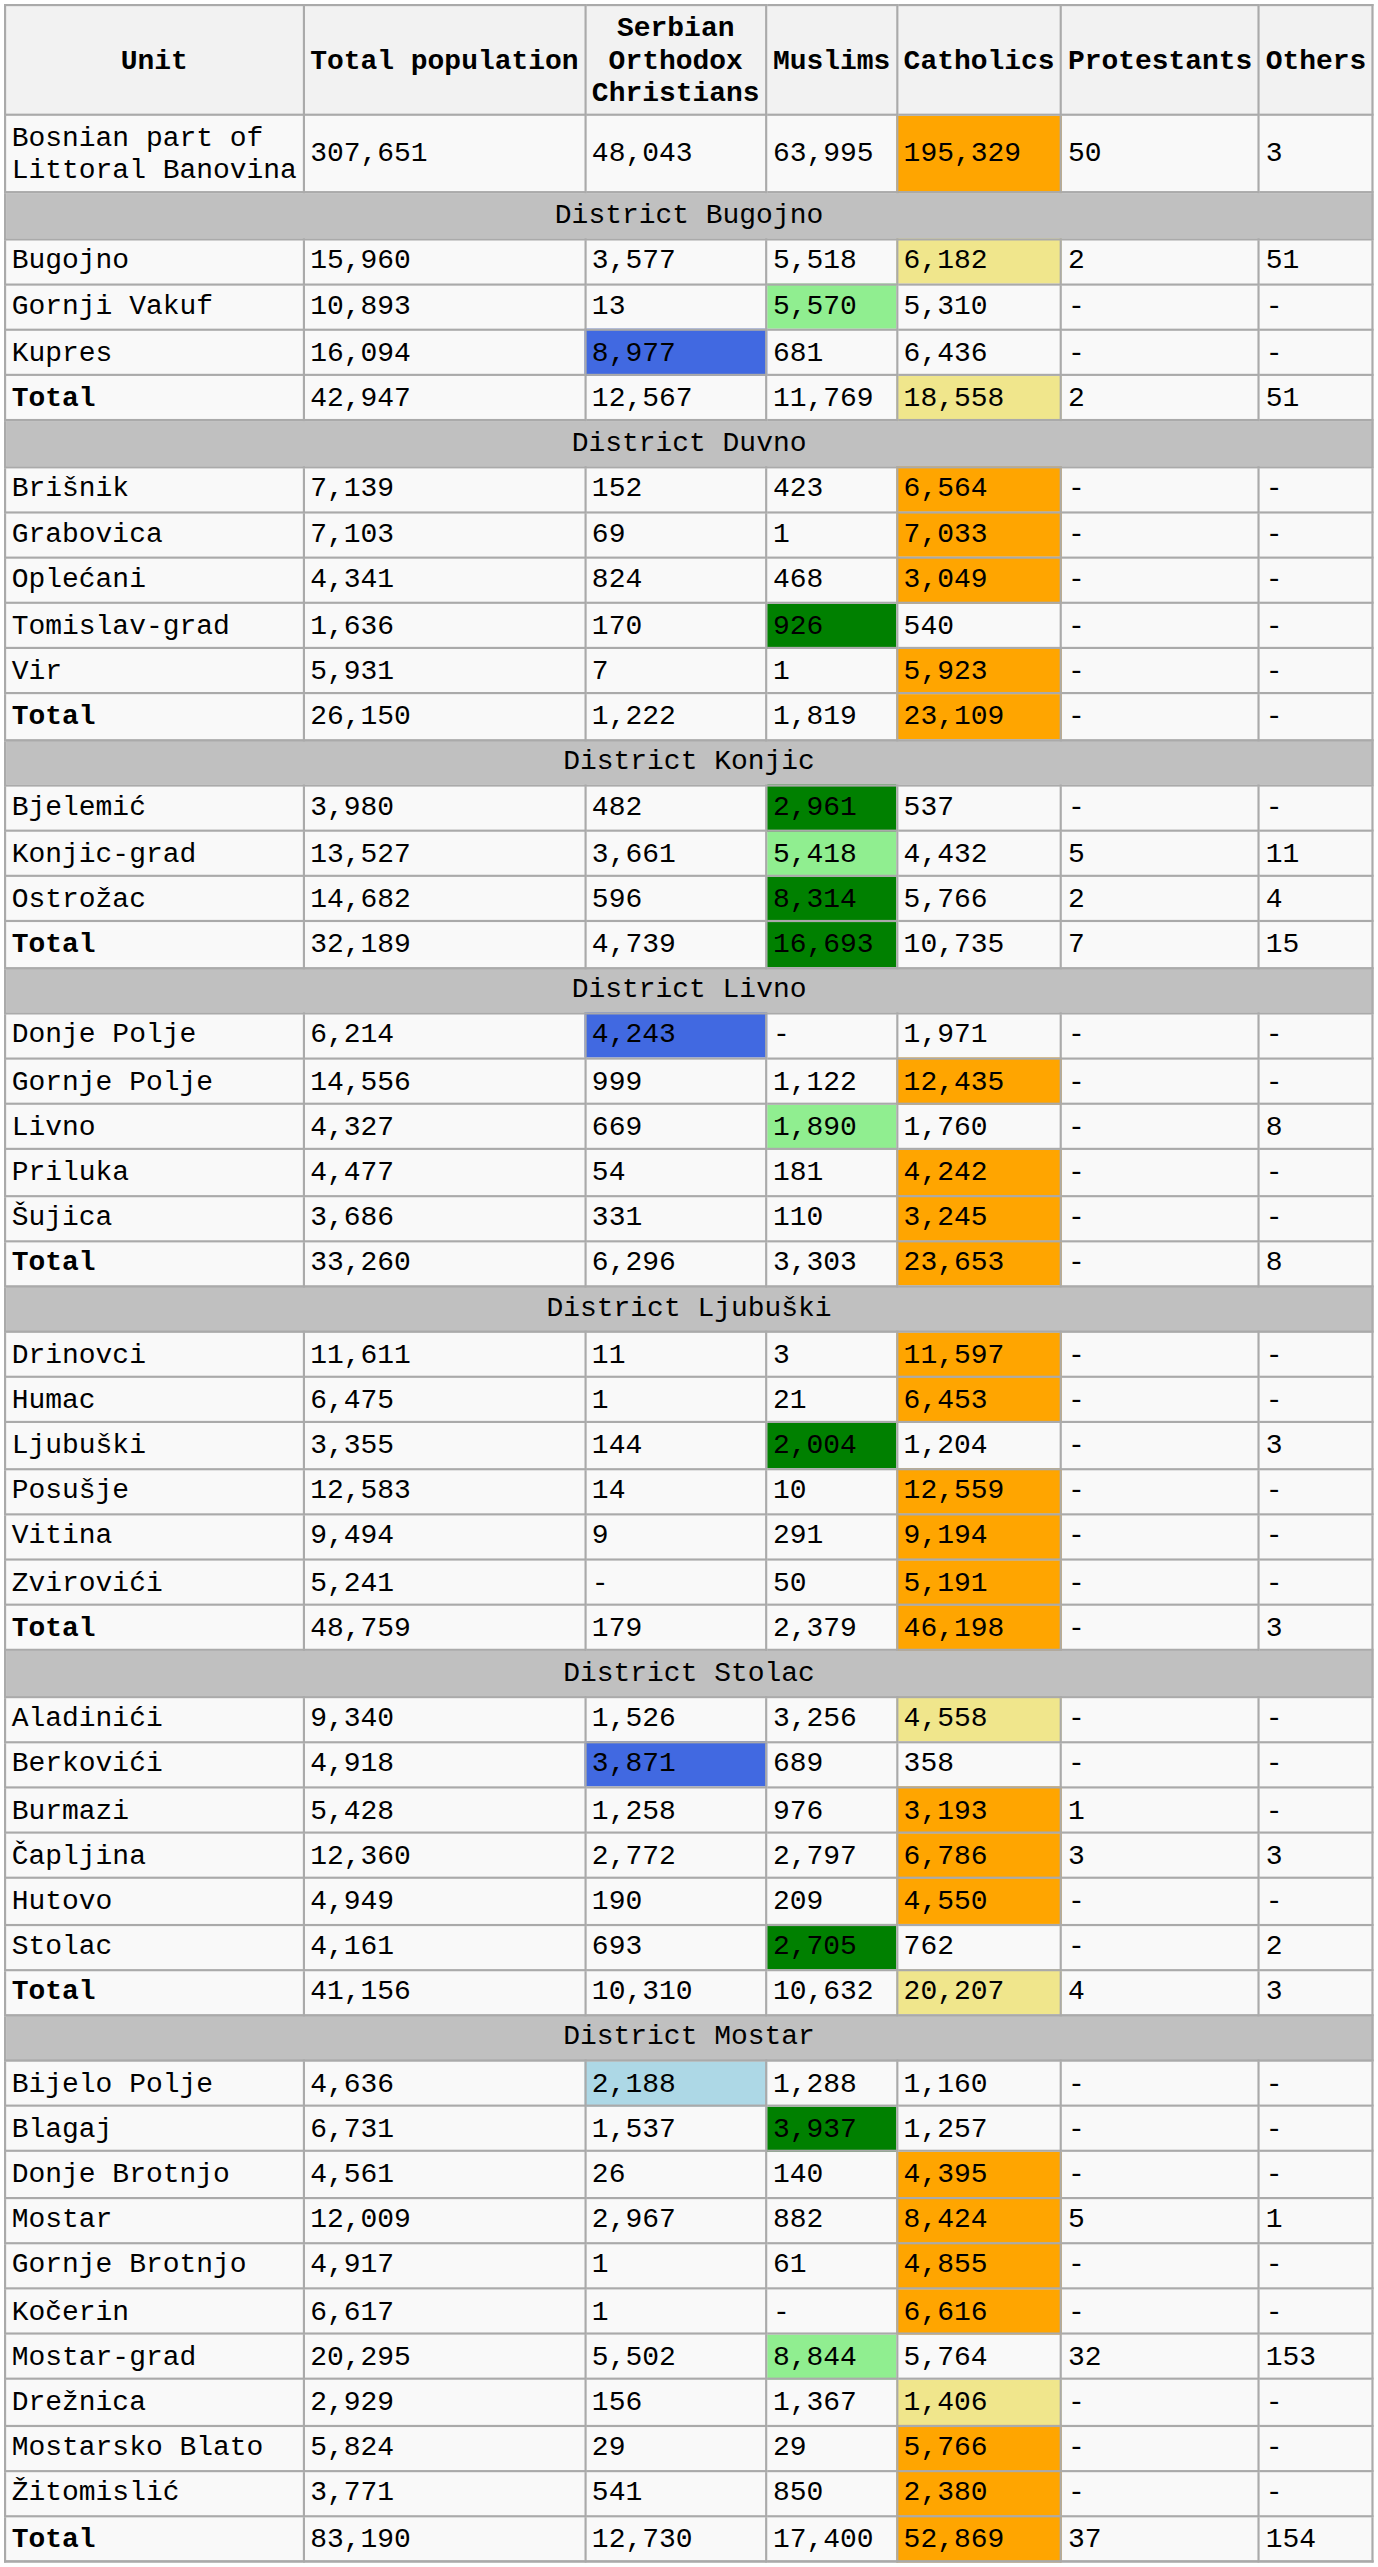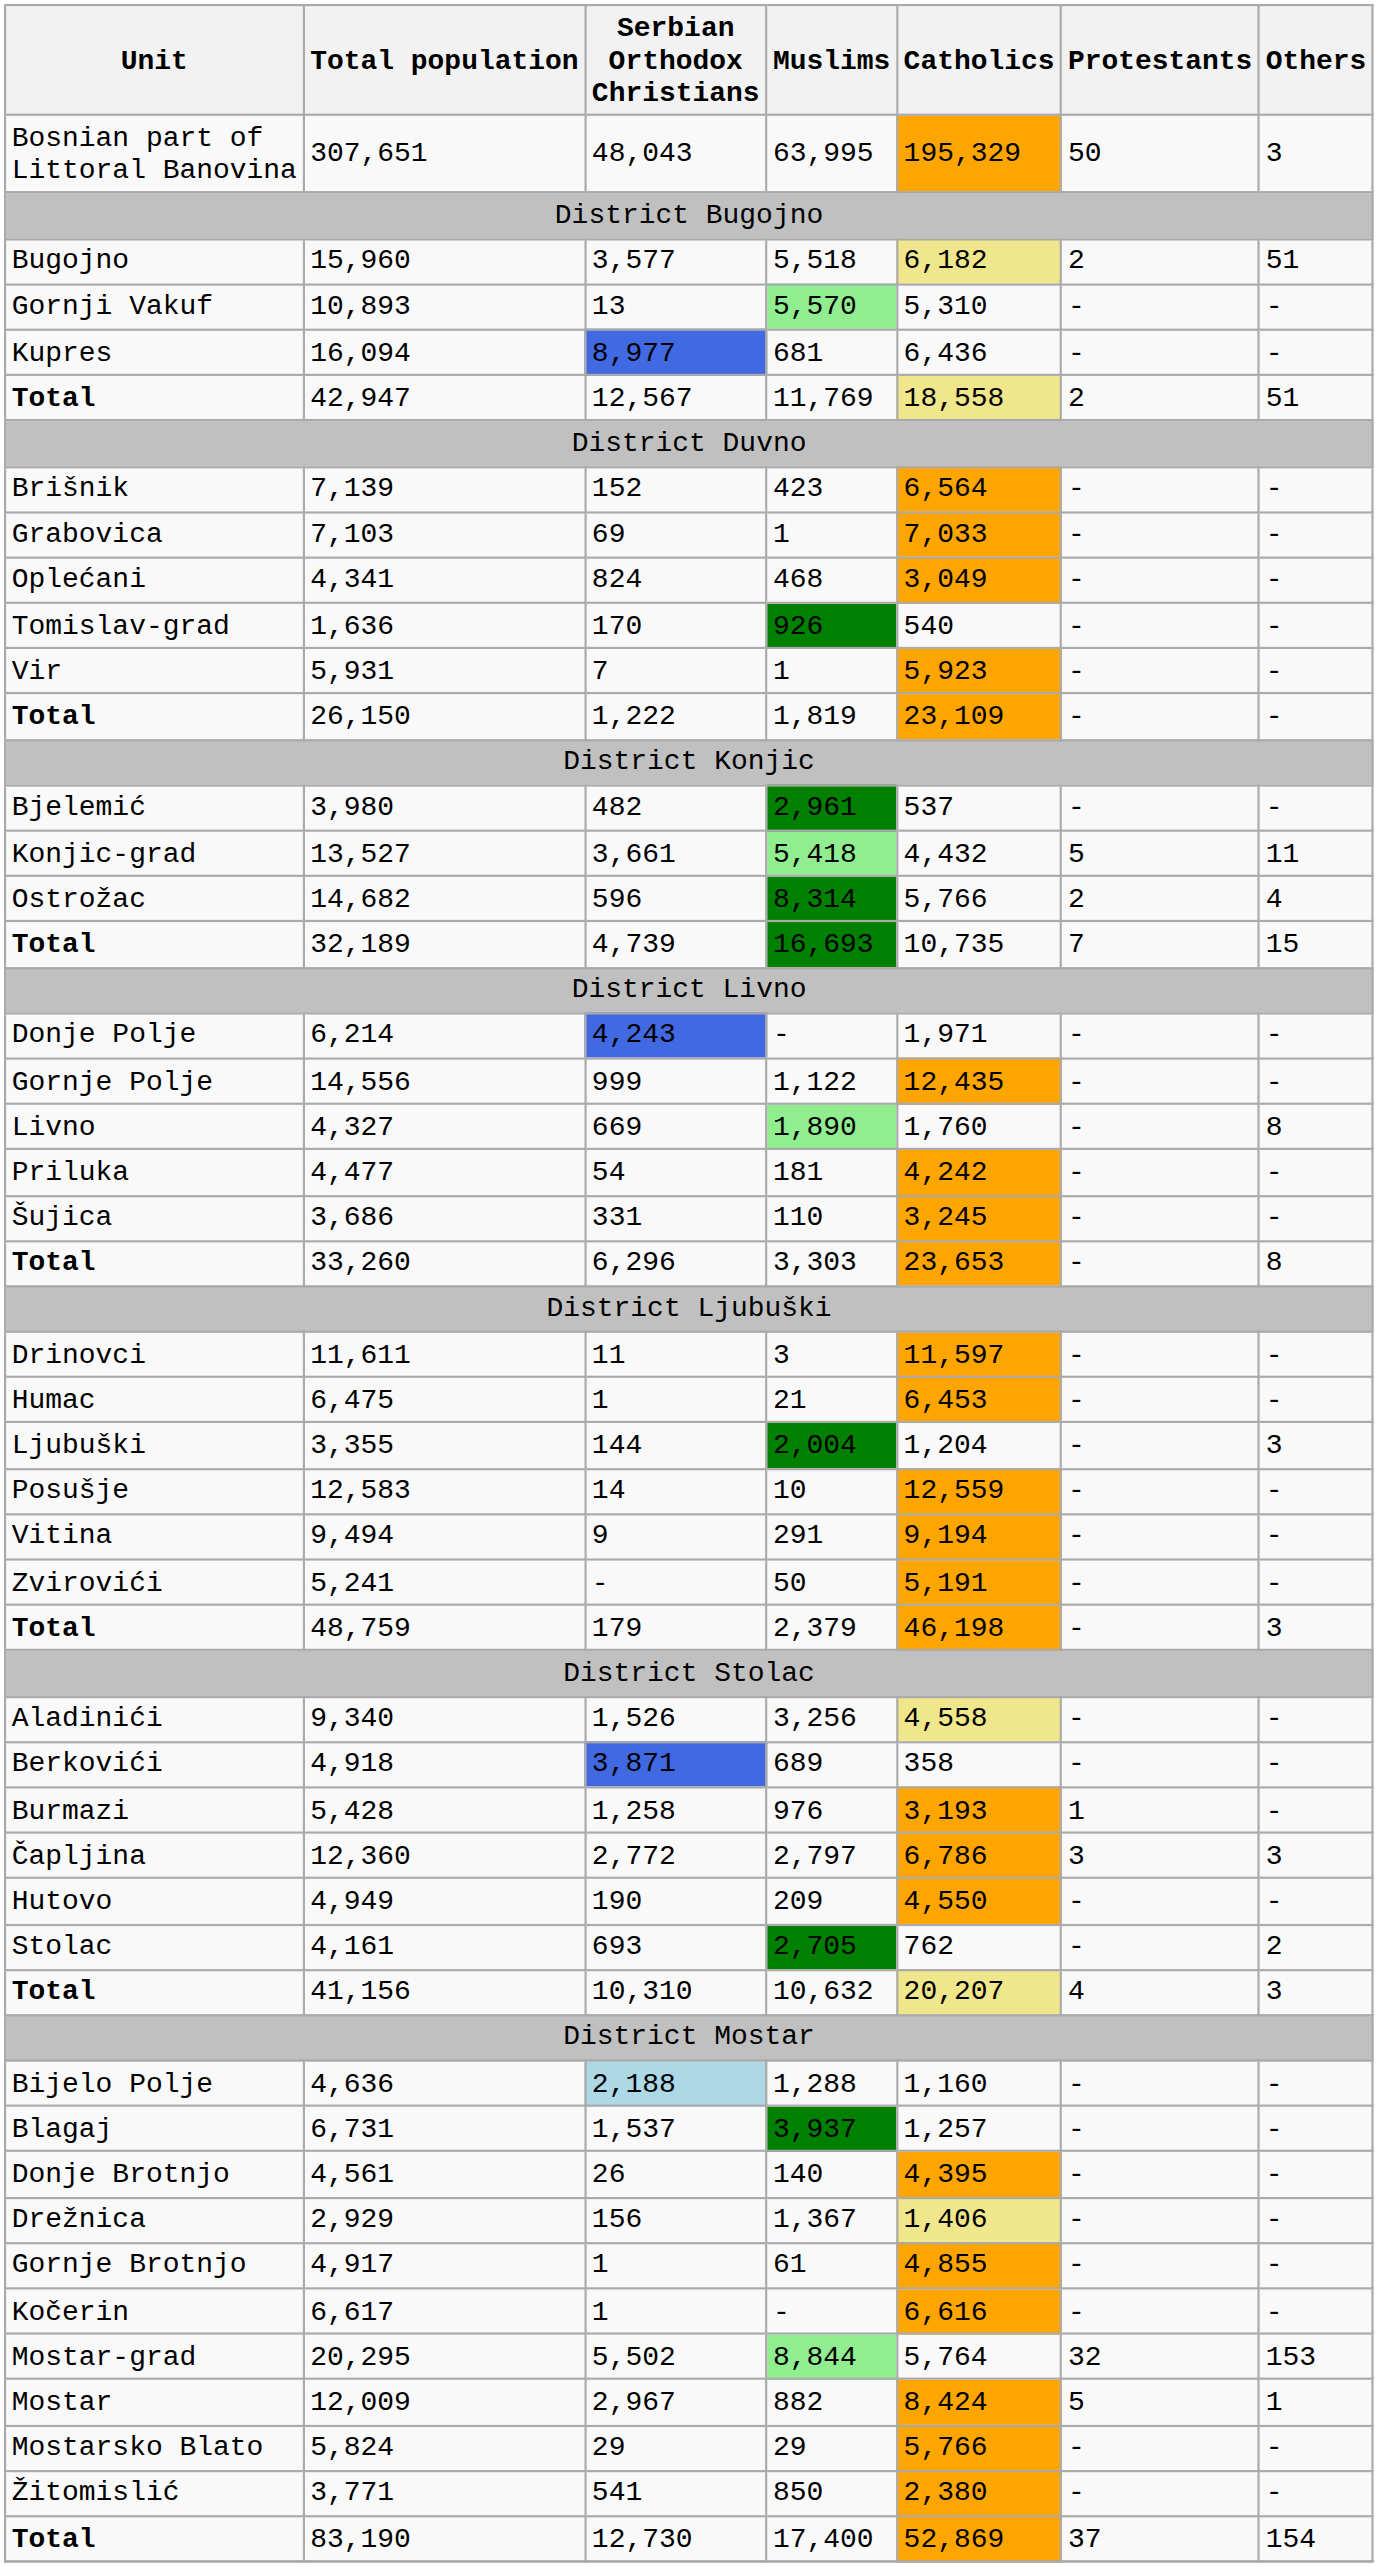rows swapped: (352, 2402) <-> (360, 2220)
